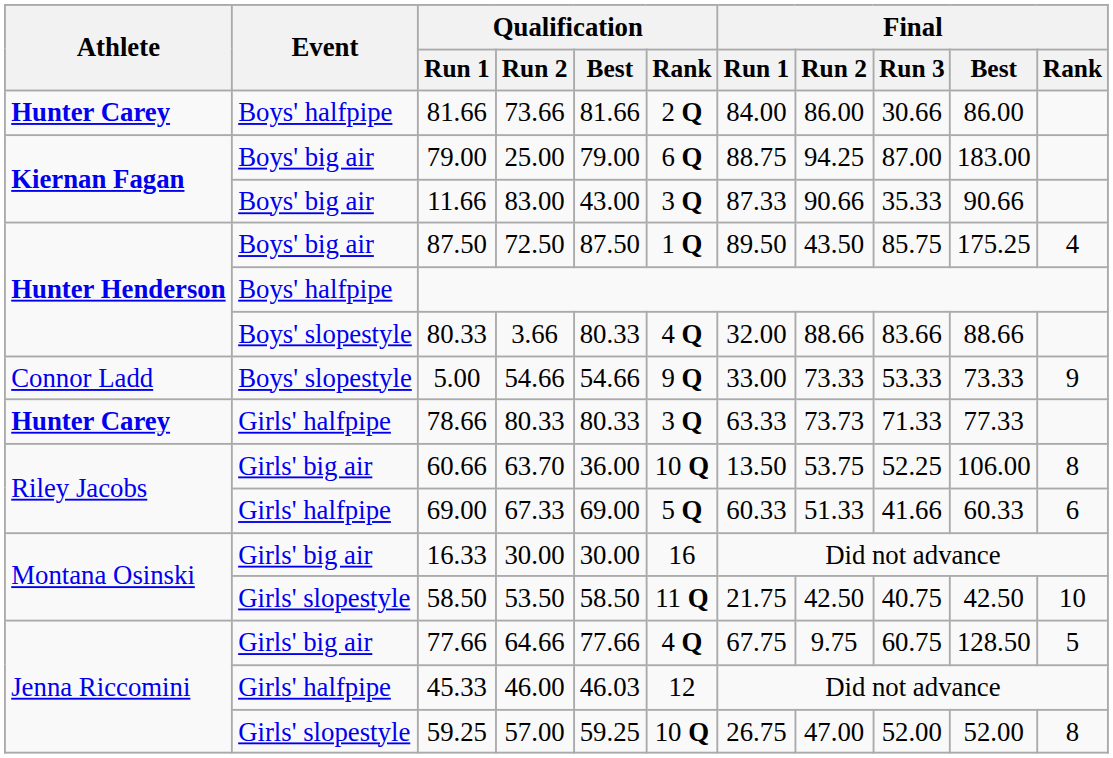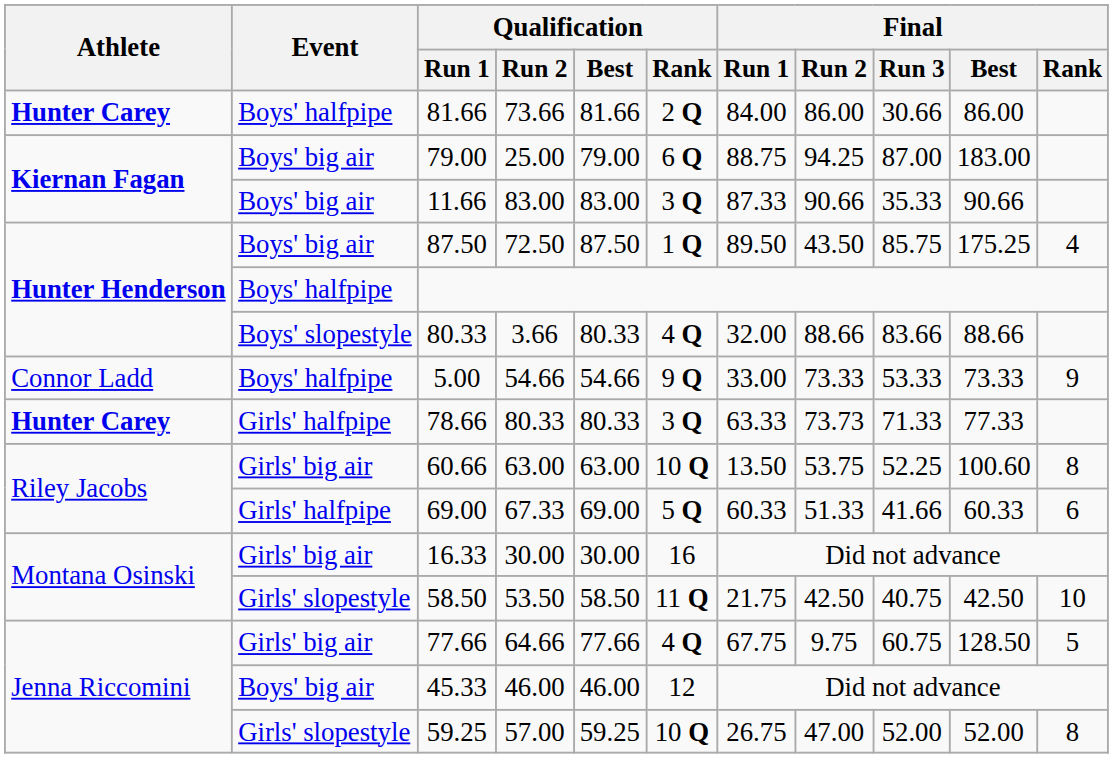(610, 201) 43.00 -> (610, 201) 83.00
(325, 377) Boys' slopestyle -> (315, 377) Boys' halfpipe
(535, 466) 63.70 -> (535, 466) 63.00
(610, 466) 36.00 -> (610, 466) 63.00
(994, 466) 106.00 -> (994, 466) 100.60
(315, 687) Girls' halfpipe -> (306, 687) Boys' big air
(610, 687) 46.03 -> (610, 687) 46.00
